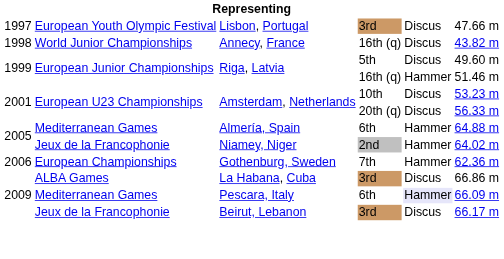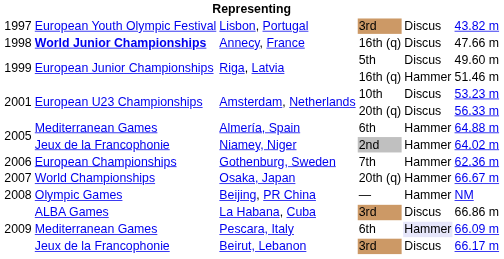(477, 26) 47.66 m -> (477, 26) 43.82 m
(113, 43) normal -> (121, 43) bold
(477, 43) 43.82 m -> (477, 43) 47.66 m
+ row: (257, 178)
+ row: (268, 195)
